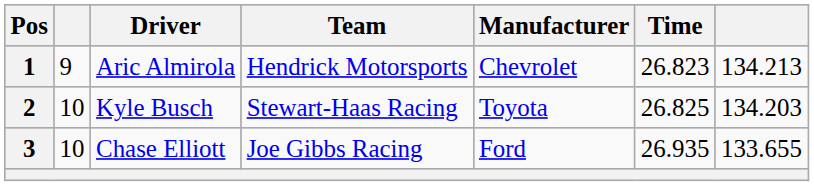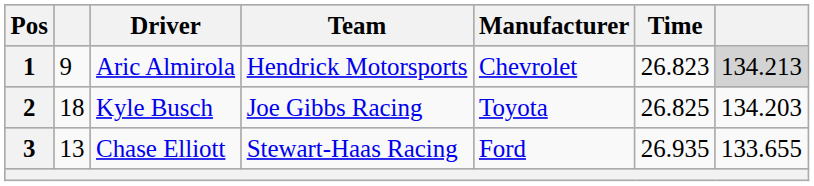(761, 66) no background -> (761, 66) lightgrey background
(72, 107) 10 -> (72, 107) 18
(352, 107) Stewart-Haas Racing -> (335, 107) Joe Gibbs Racing
(72, 148) 10 -> (72, 148) 13
(335, 148) Joe Gibbs Racing -> (352, 148) Stewart-Haas Racing
